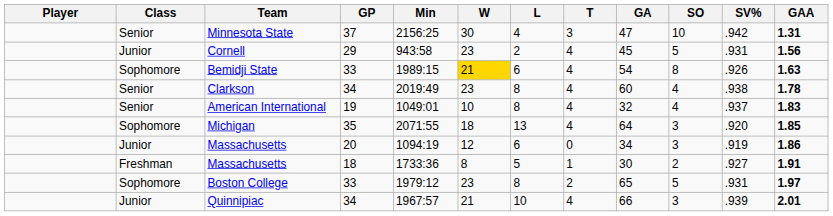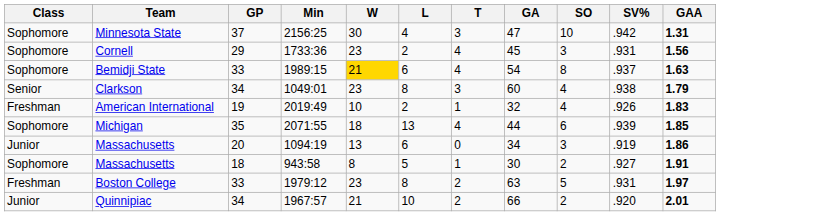- column: (60, 13)
(136, 32) Senior -> (38, 32) Sophomore
(135, 51) Junior -> (38, 51) Sophomore
(414, 51) 943:58 -> (305, 51) 1733:36
(675, 51) 5 -> (563, 51) 3
(736, 70) .926 -> (624, 70) .937
(417, 88) 2019:49 -> (305, 88) 1049:01
(570, 88) 4 -> (458, 88) 3
(789, 88) 1.78 -> (677, 88) 1.79
(136, 107) Senior -> (34, 107) Freshman
(417, 107) 1049:01 -> (305, 107) 2019:49
(517, 107) 8 -> (405, 107) 2
(570, 107) 4 -> (458, 107) 1
(736, 107) .937 -> (624, 107) .926
(626, 126) 64 -> (514, 126) 44
(675, 126) 3 -> (563, 126) 6
(736, 126) .920 -> (624, 126) .939
(467, 145) 12 -> (355, 145) 13
(146, 164) Freshman -> (38, 164) Sophomore
(417, 164) 1733:36 -> (302, 164) 943:58
(150, 182) Sophomore -> (34, 182) Freshman
(626, 182) 65 -> (514, 182) 63
(570, 201) 4 -> (458, 201) 2
(675, 201) 3 -> (563, 201) 2
(736, 201) .939 -> (624, 201) .920
